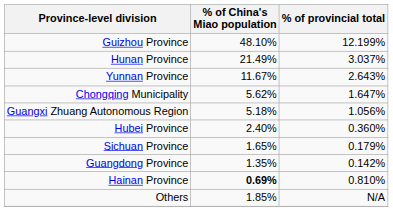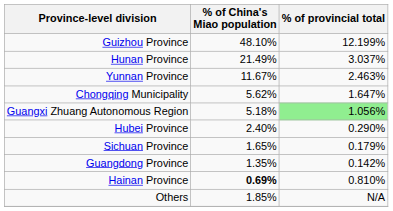(367, 77) 2.643% -> (367, 77) 2.463%
(367, 111) no background -> (367, 111) lightgreen background
(367, 128) 0.360% -> (367, 128) 0.290%
